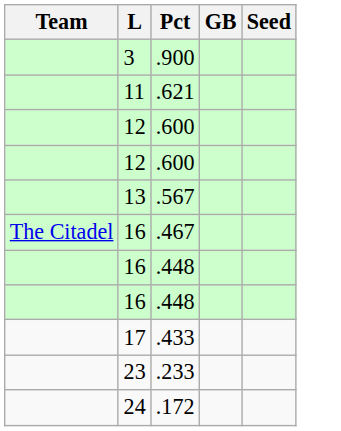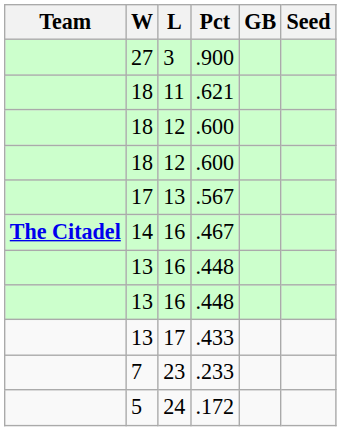+ column: (142, 22)
(62, 232) normal -> (65, 232) bold
